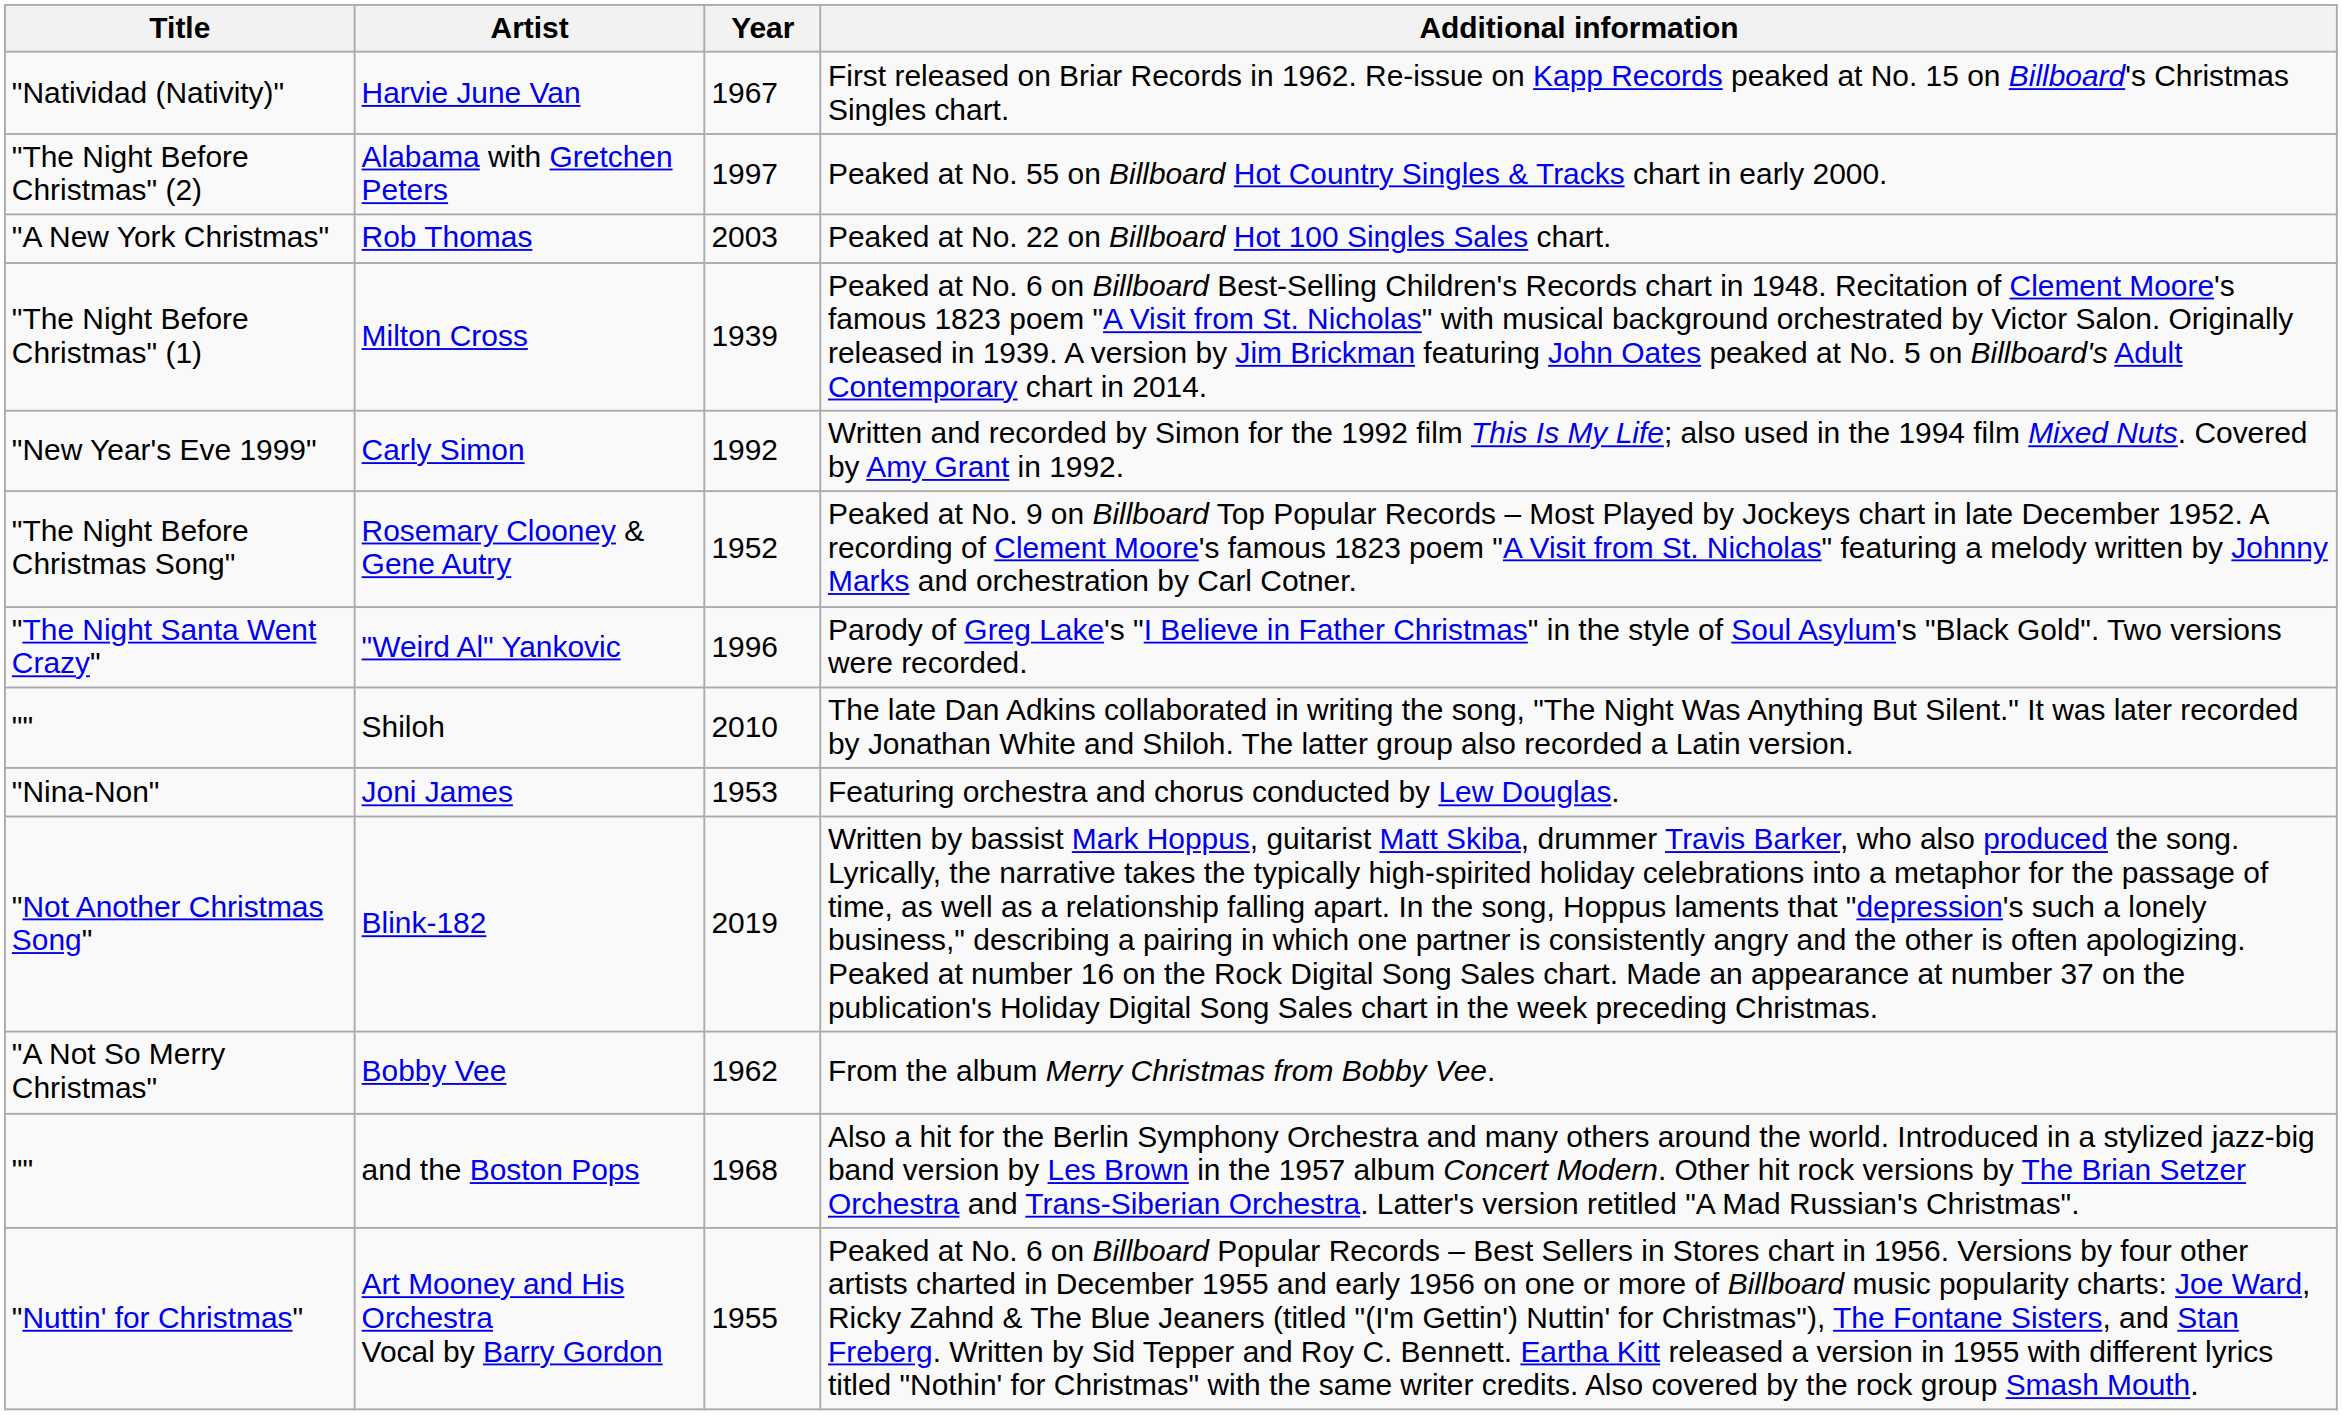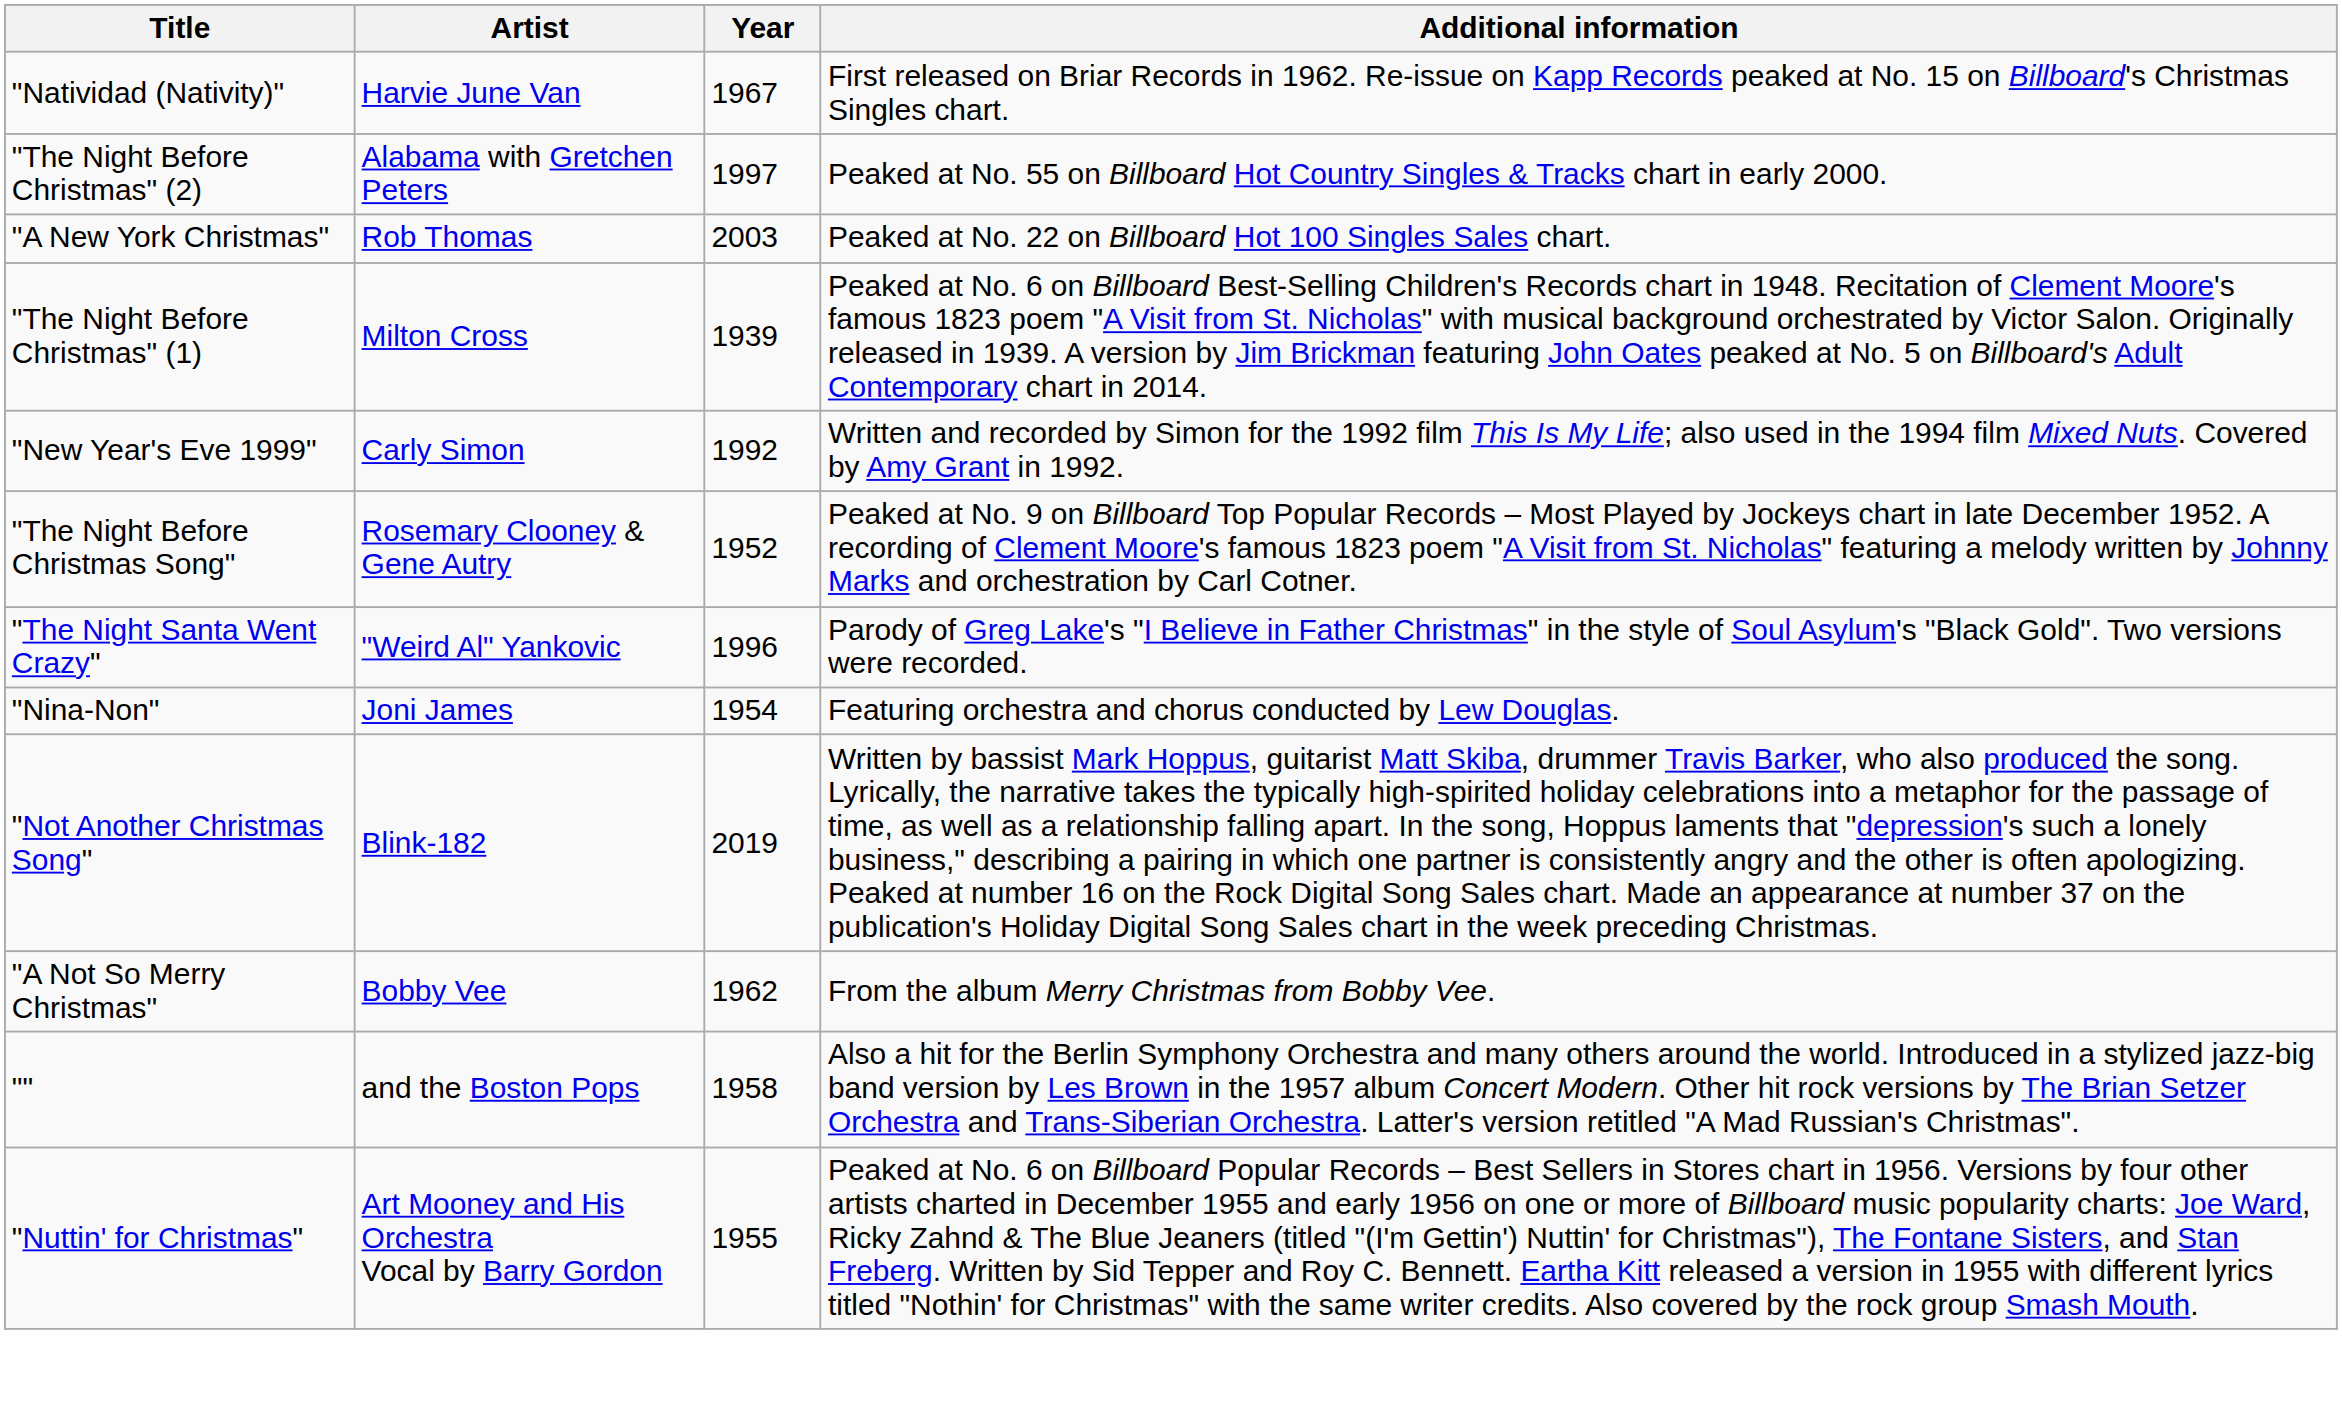- row: (403, 727)
(745, 791) 1953 -> (745, 710) 1954
(745, 1169) 1968 -> (745, 1088) 1958
